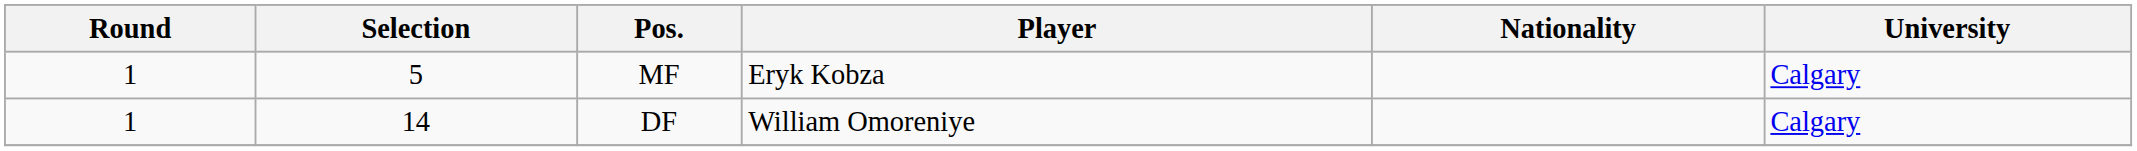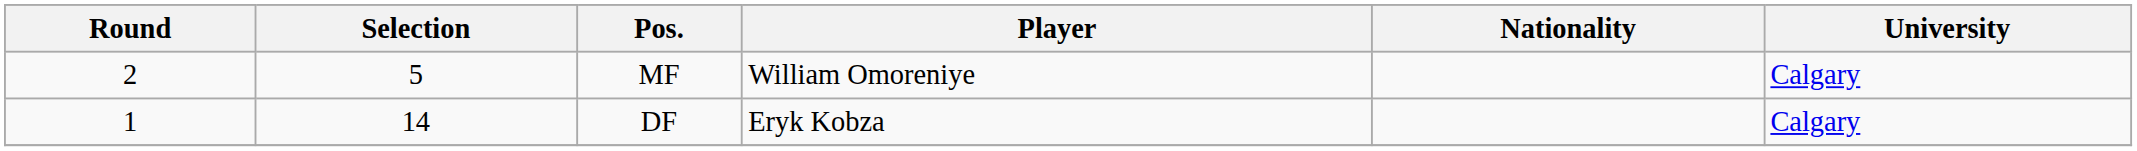(130, 74) 1 -> (130, 74) 2
(816, 74) Eryk Kobza -> (862, 74) William Omoreniye
(862, 121) William Omoreniye -> (816, 121) Eryk Kobza
